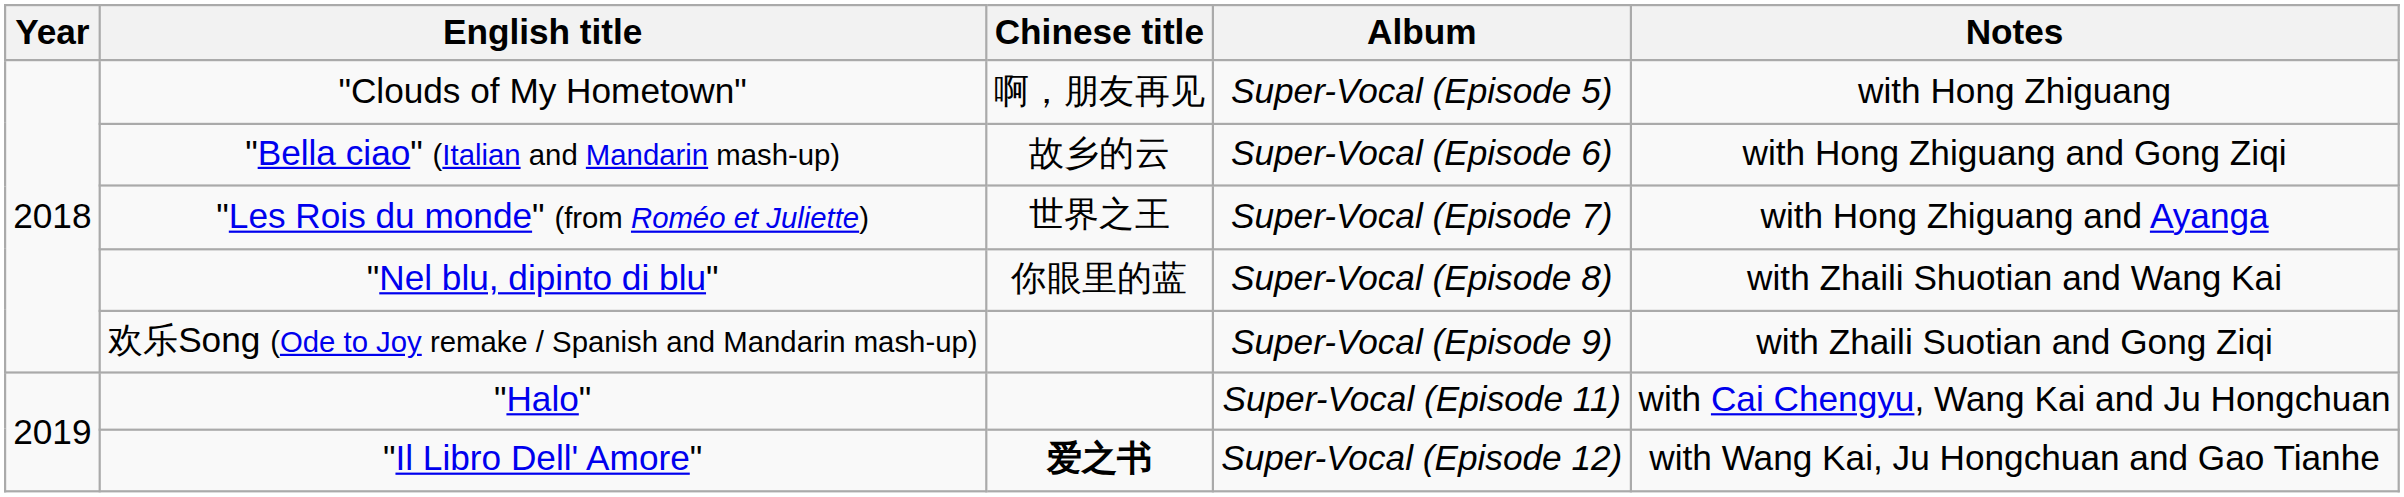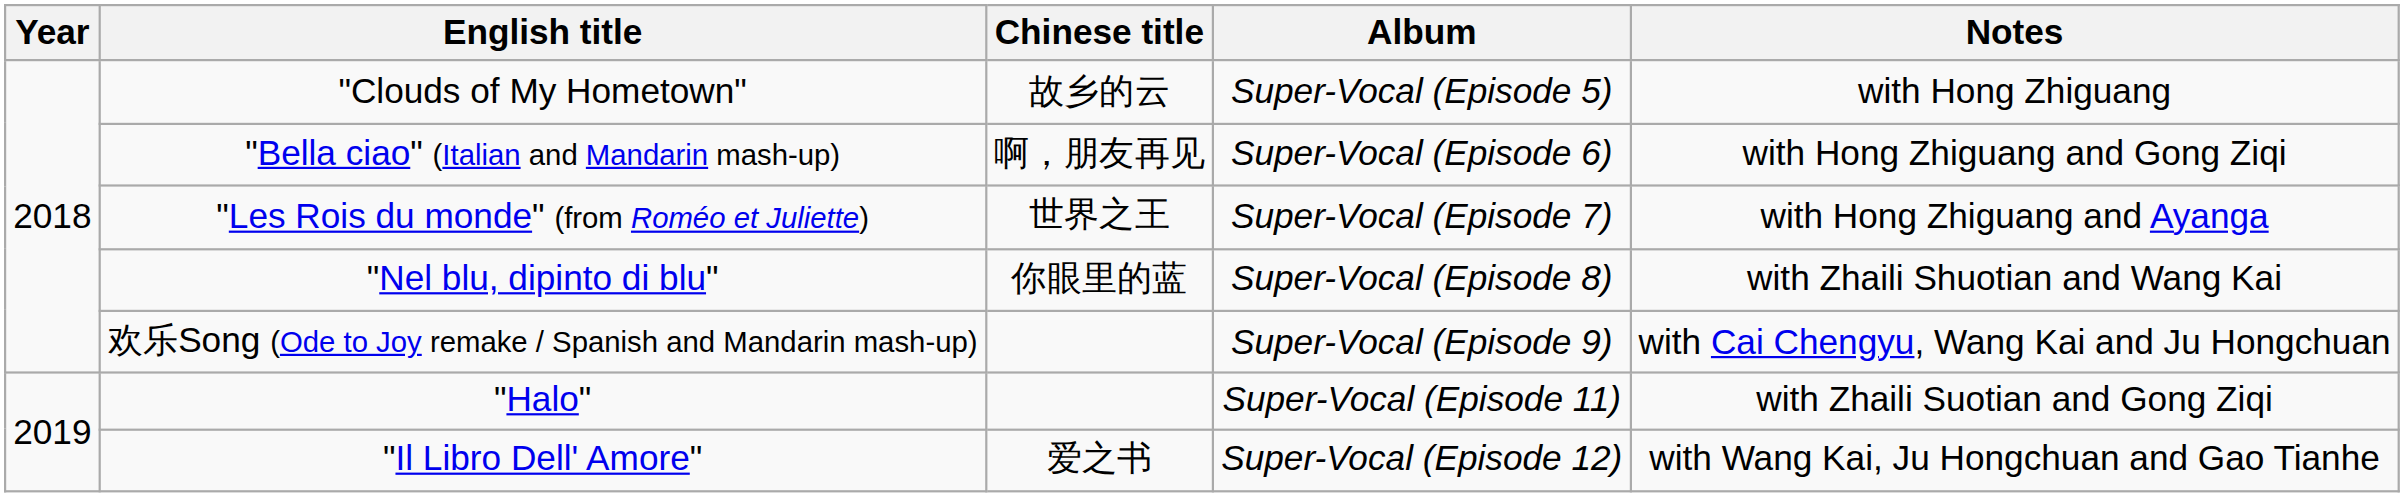(1099, 90) 啊，朋友再见 -> (1099, 90) 故乡的云
(1099, 152) 故乡的云 -> (1099, 152) 啊，朋友再见
(2015, 341) with Zhaili Suotian and Gong Ziqi -> (2015, 341) with Cai Chengyu, Wang Kai and Ju Hongchuan
(2015, 400) with Cai Chengyu, Wang Kai and Ju Hongchuan -> (2015, 400) with Zhaili Suotian and Gong Ziqi
(1099, 458) bold -> (1099, 458) normal
